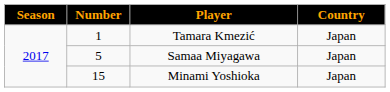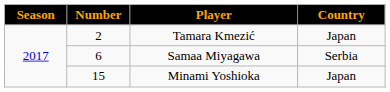(98, 35) 1 -> (98, 35) 2
(98, 55) 5 -> (98, 55) 6
(341, 55) Japan -> (341, 55) Serbia
